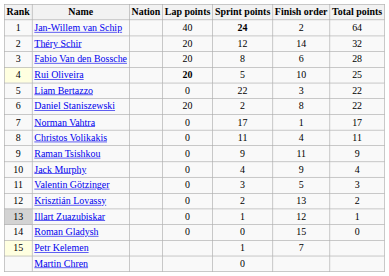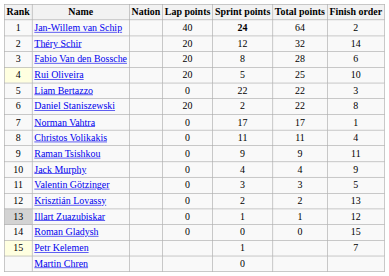columns swapped: (357, 12) <-> (301, 12)
(188, 75) bold -> (188, 75) normal
